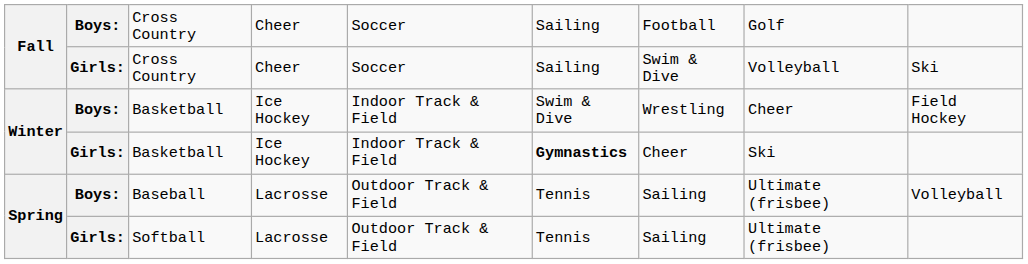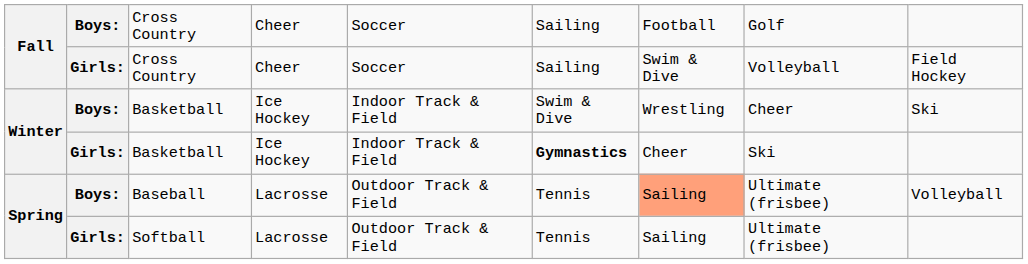(925, 68) Ski -> (939, 68) Field Hockey
(939, 110) Field Hockey -> (925, 110) Ski
(674, 195) no background -> (674, 195) lightsalmon background
